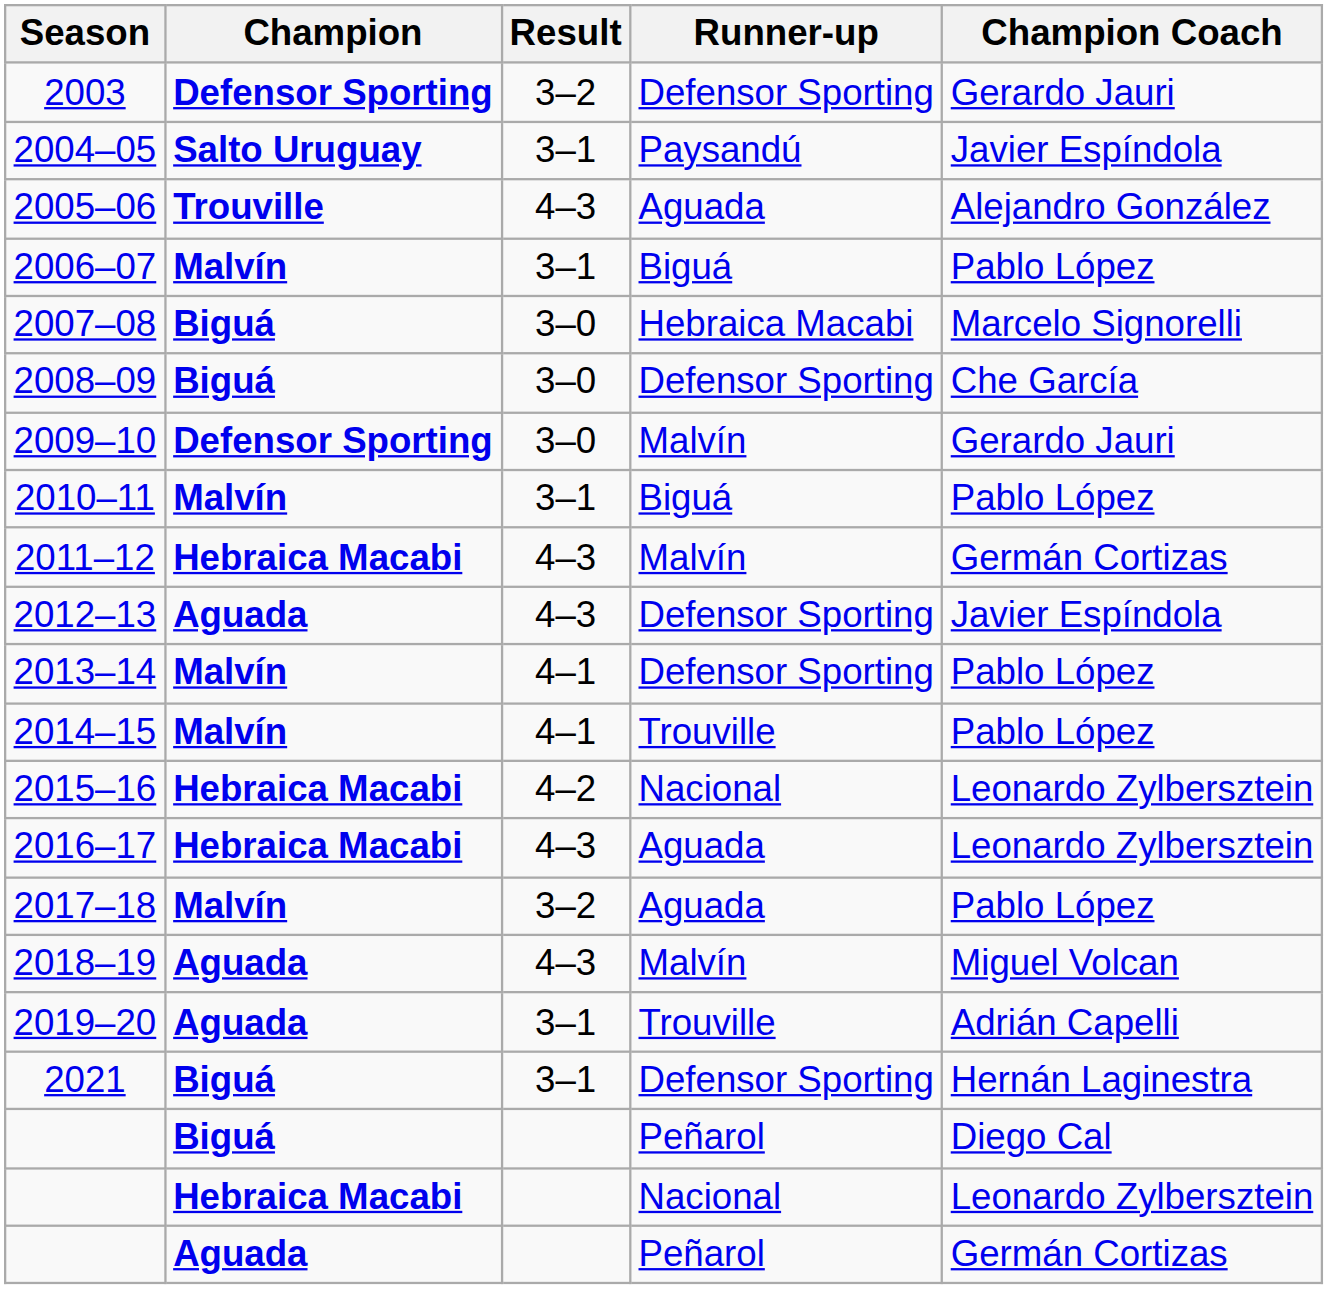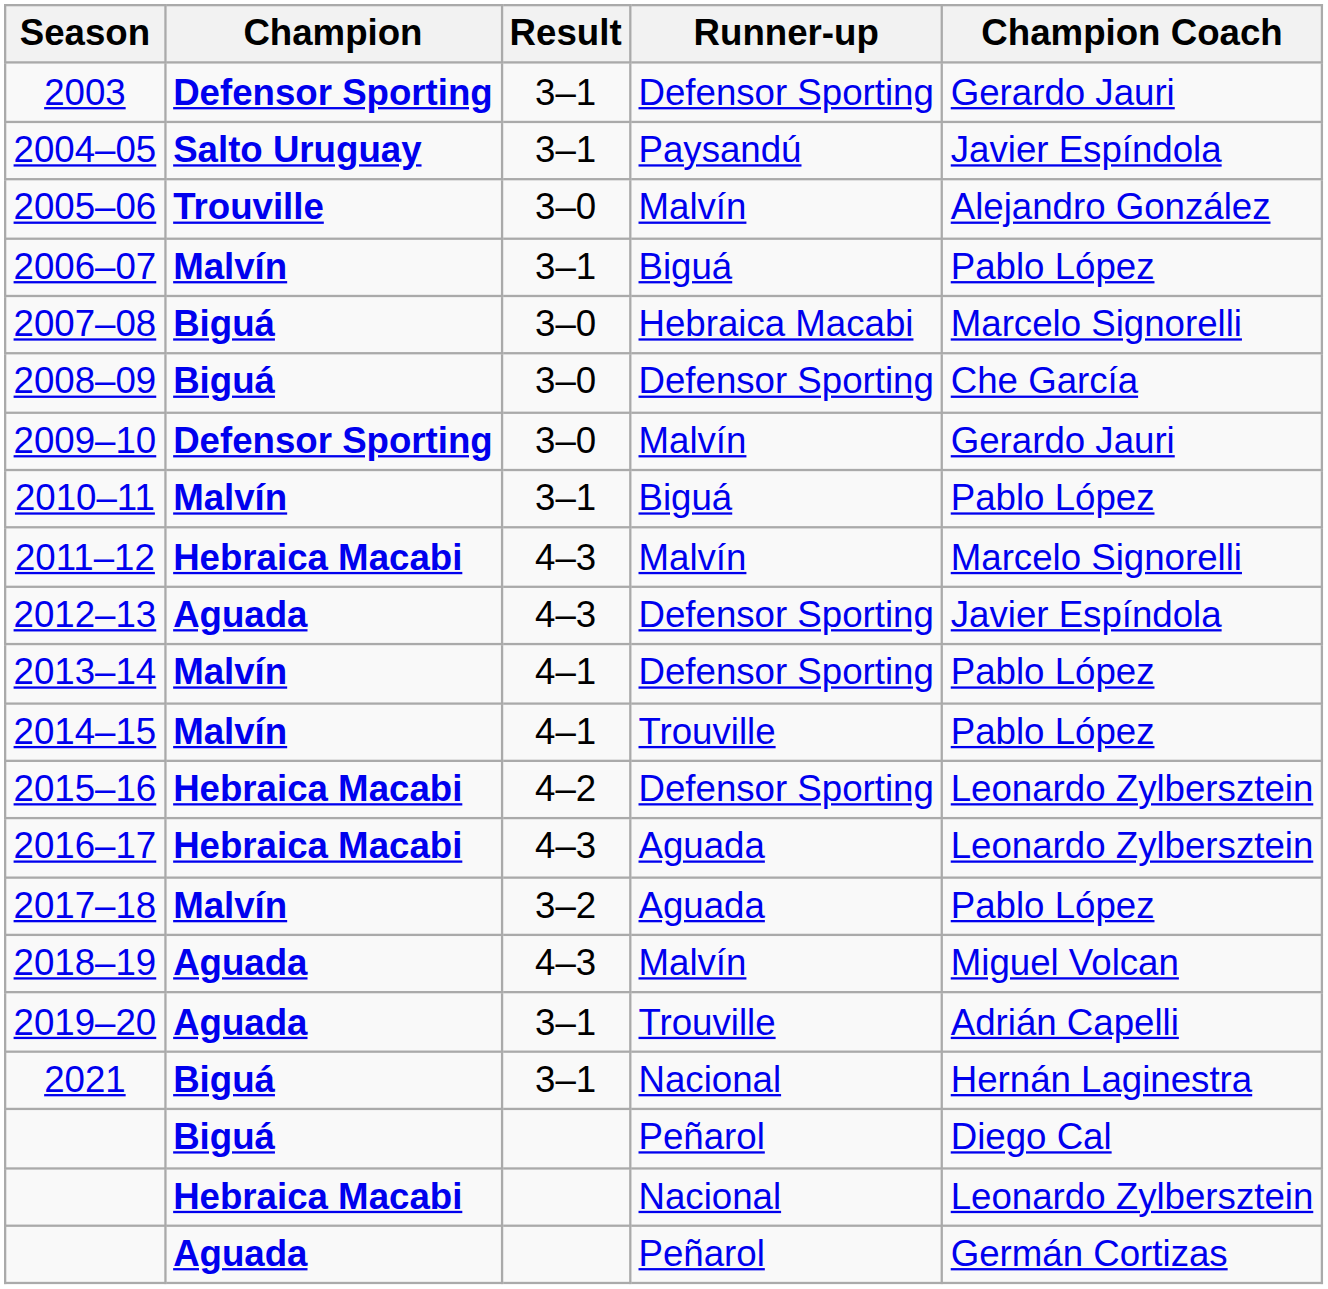(566, 91) 3–2 -> (566, 91) 3–1
(566, 207) 4–3 -> (566, 207) 3–0
(702, 207) Aguada -> (692, 207) Malvín
(1089, 556) Germán Cortizas -> (1096, 556) Marcelo Signorelli
(710, 788) Nacional -> (786, 788) Defensor Sporting
(786, 1079) Defensor Sporting -> (710, 1079) Nacional
